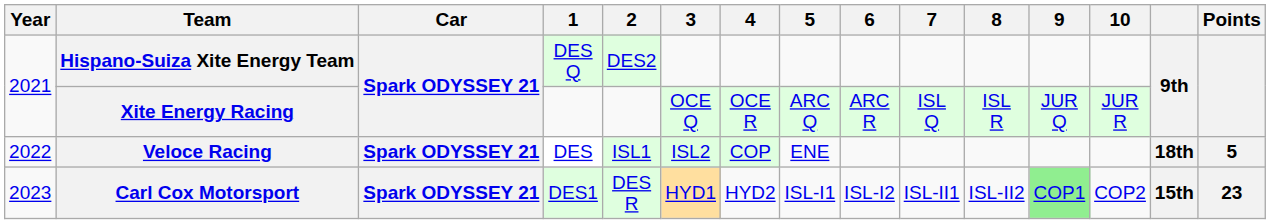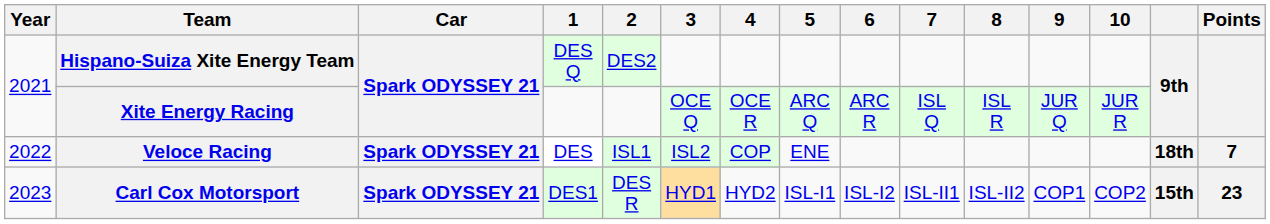(1232, 152) 5 -> (1232, 152) 7
(1059, 193) lightgreen background -> (1059, 193) no background
